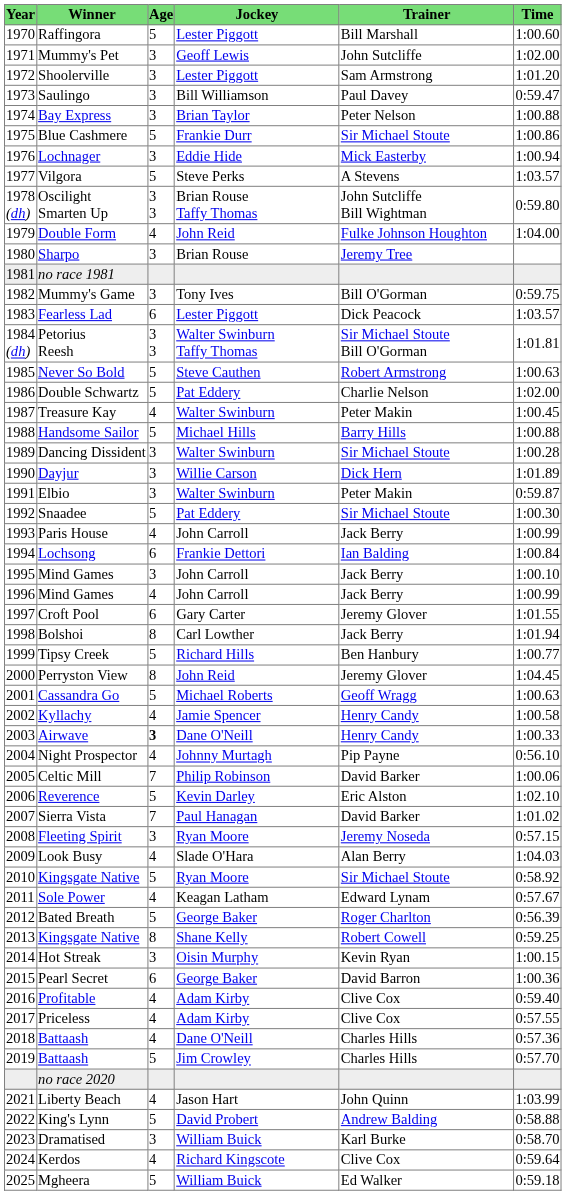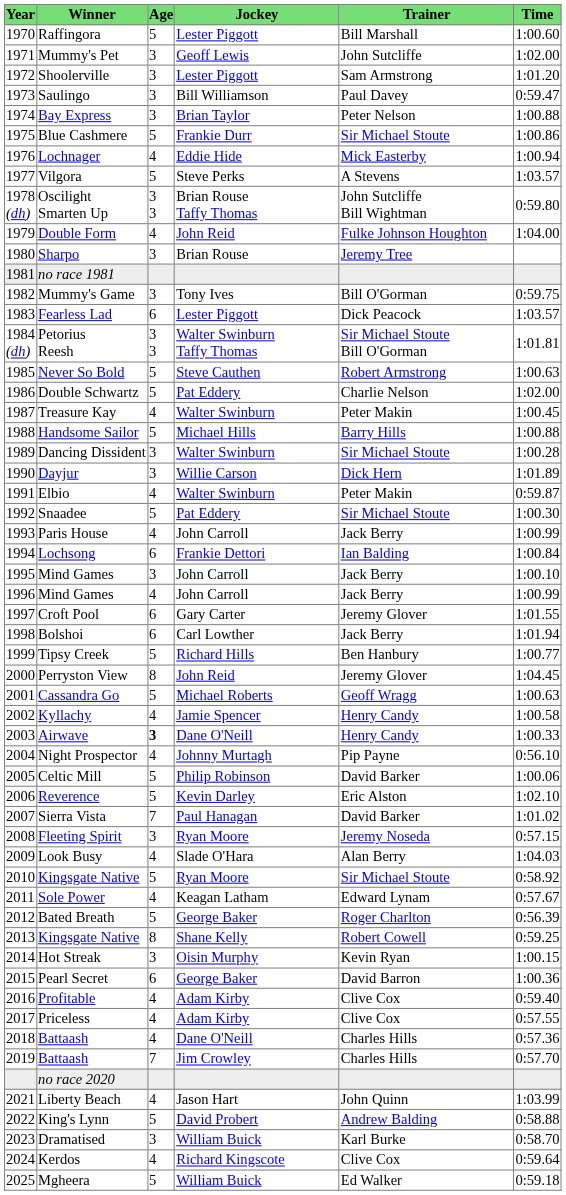(153, 156) 3 -> (153, 156) 4
(153, 493) 3 -> (153, 493) 4
(153, 634) 8 -> (153, 634) 6
(153, 776) 7 -> (153, 776) 5
(153, 1058) 5 -> (153, 1058) 7
